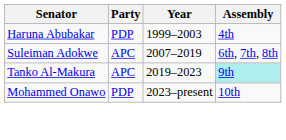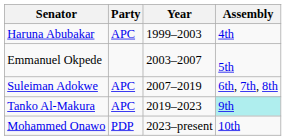(122, 33) PDP -> (123, 33) APC
+ row: (55, 60)
